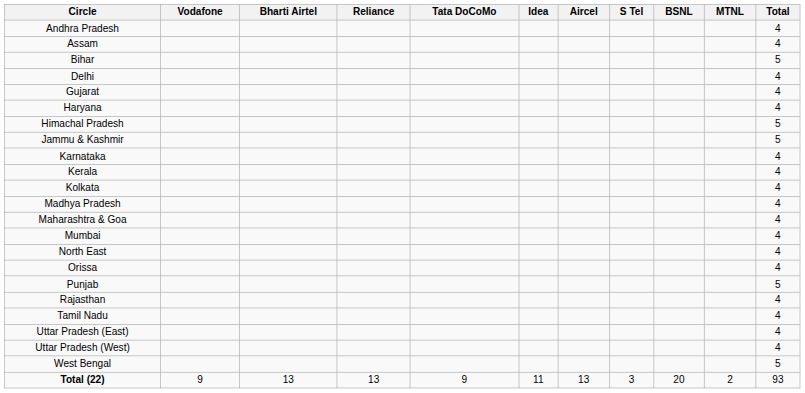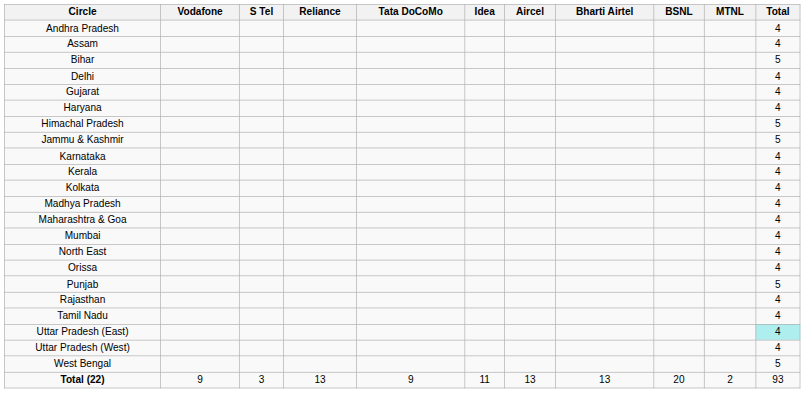columns swapped: (288, 12) <-> (632, 12)
(778, 332) no background -> (778, 332) paleturquoise background
